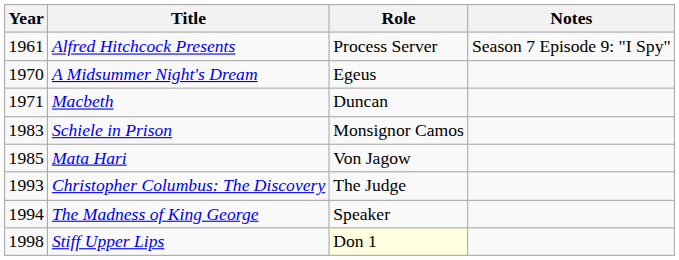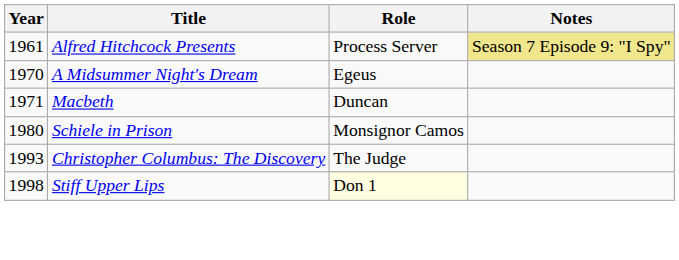(571, 46) no background -> (571, 46) khaki background
(26, 130) 1983 -> (26, 130) 1980
- row: (89, 158)
- row: (155, 213)
